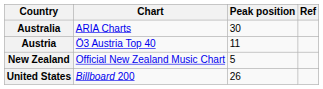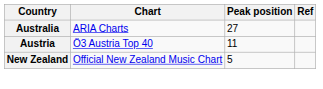(235, 28) 30 -> (233, 28) 27
- row: (39, 76)
